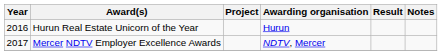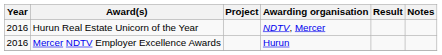(276, 27) Hurun -> (294, 27) NDTV, Mercer
(17, 43) 2017 -> (17, 43) 2016
(294, 43) NDTV, Mercer -> (276, 43) Hurun
